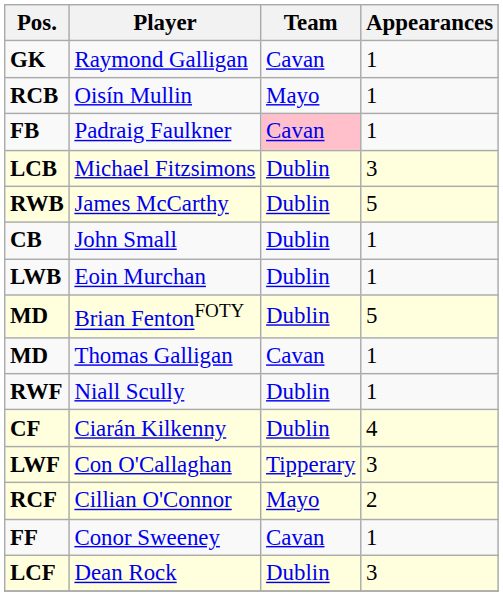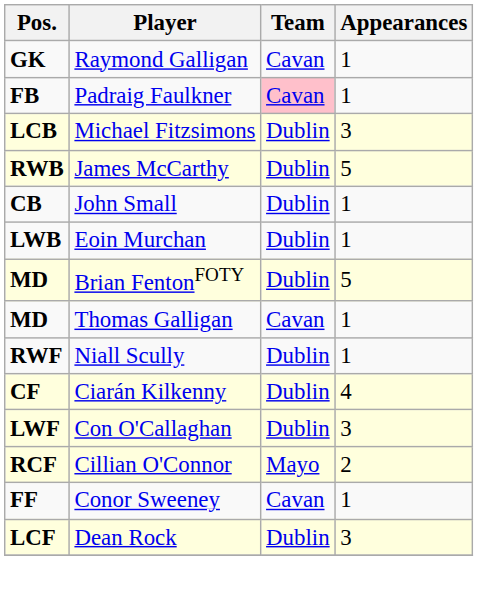- row: (133, 95)
(311, 464) Tipperary -> (298, 427) Dublin
